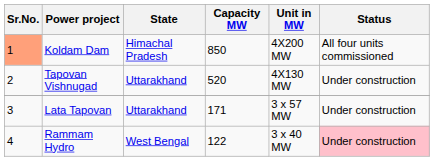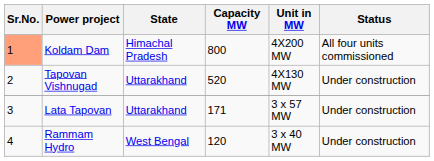(217, 50) 850 -> (217, 50) 800
(217, 141) 122 -> (217, 141) 120
(369, 141) pink background -> (369, 141) no background
